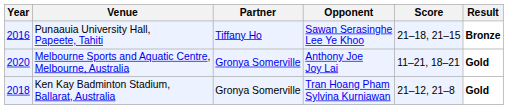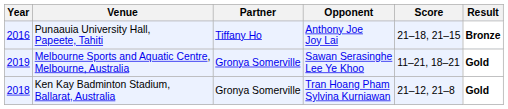(349, 35) Sawan Serasinghe Lee Ye Khoo -> (334, 35) Anthony Joe Joy Lai
(18, 63) 2020 -> (18, 63) 2019
(334, 63) Anthony Joe Joy Lai -> (349, 63) Sawan Serasinghe Lee Ye Khoo
